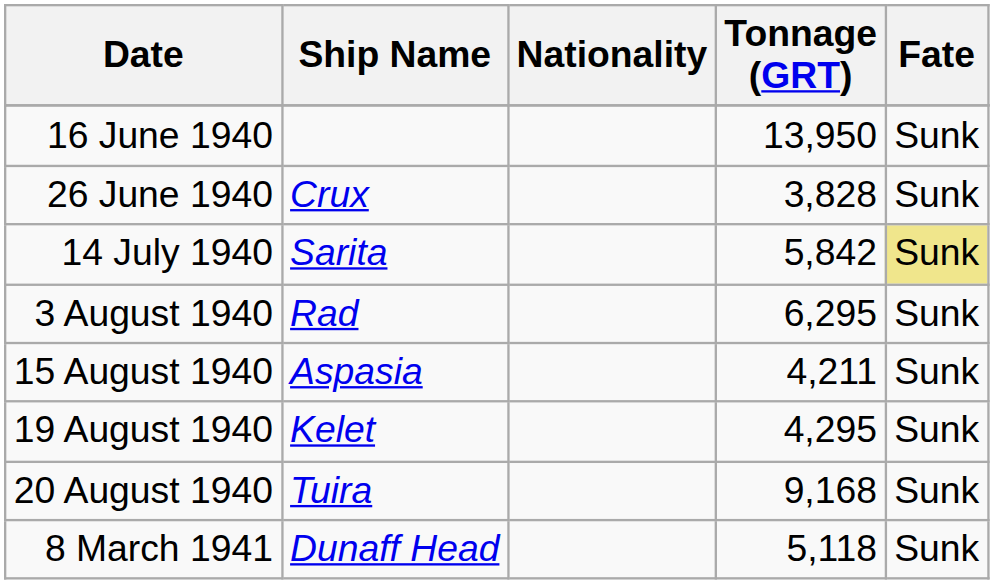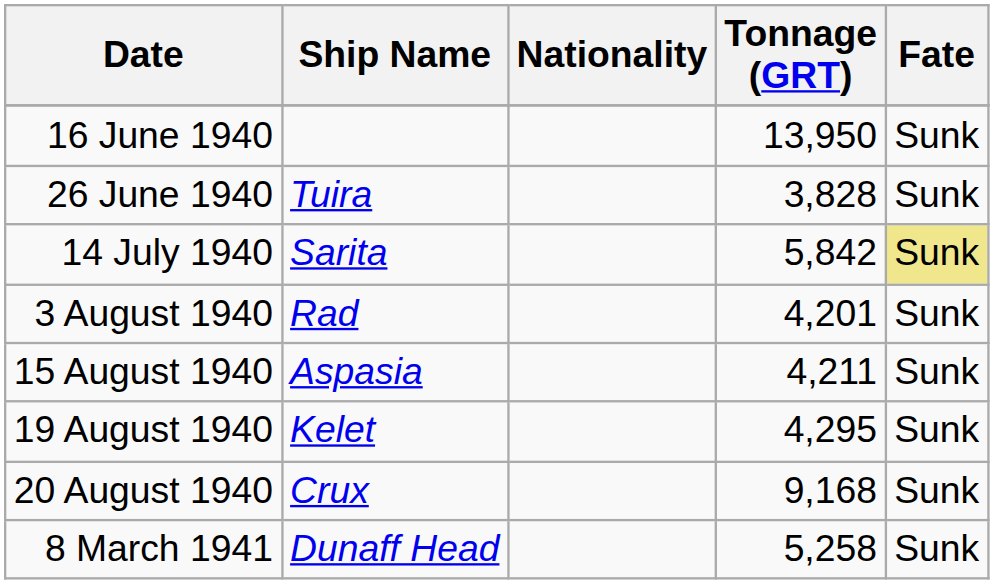(329, 194) Crux -> (331, 194) Tuira
(830, 312) 6,295 -> (830, 312) 4,201
(331, 489) Tuira -> (329, 489) Crux
(832, 548) 5,118 -> (830, 548) 5,258
